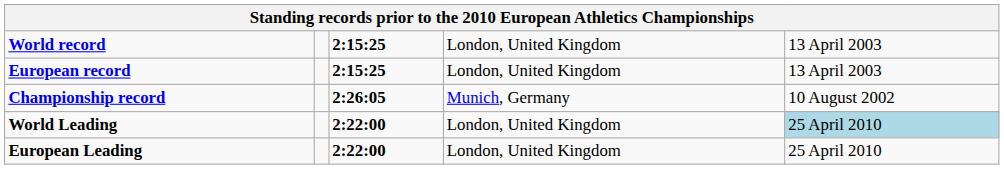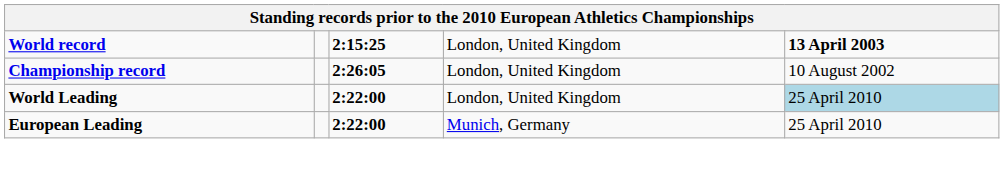(835, 44) normal -> (836, 44) bold
- row: (69, 71)
(508, 97) Munich, Germany -> (534, 71) London, United Kingdom
(534, 151) London, United Kingdom -> (508, 124) Munich, Germany
